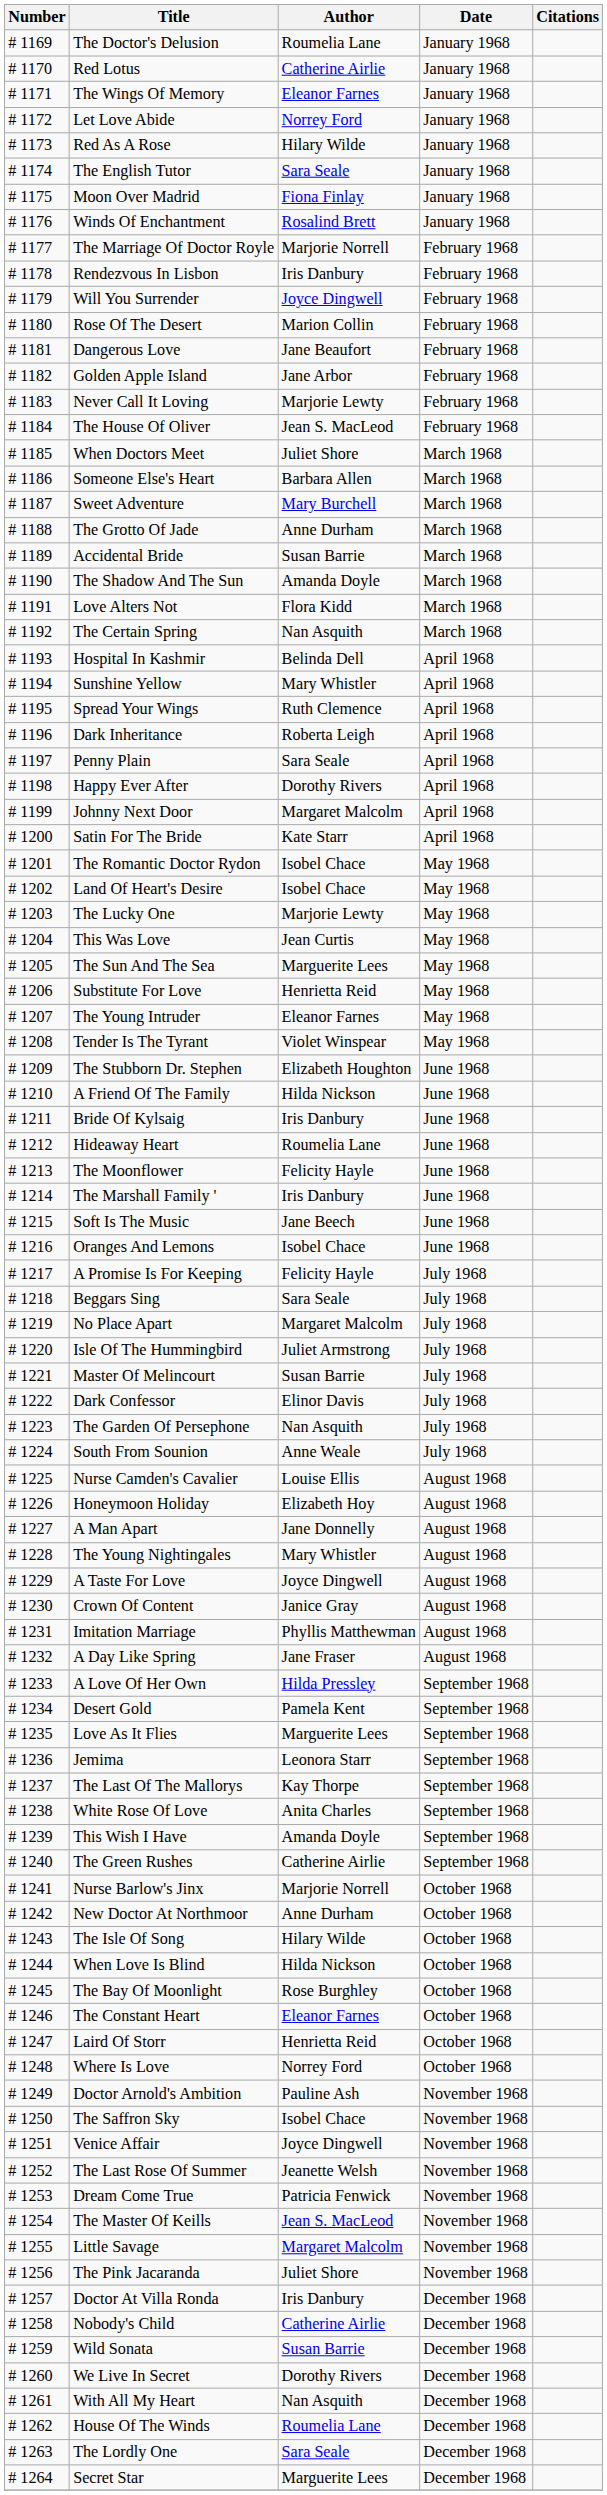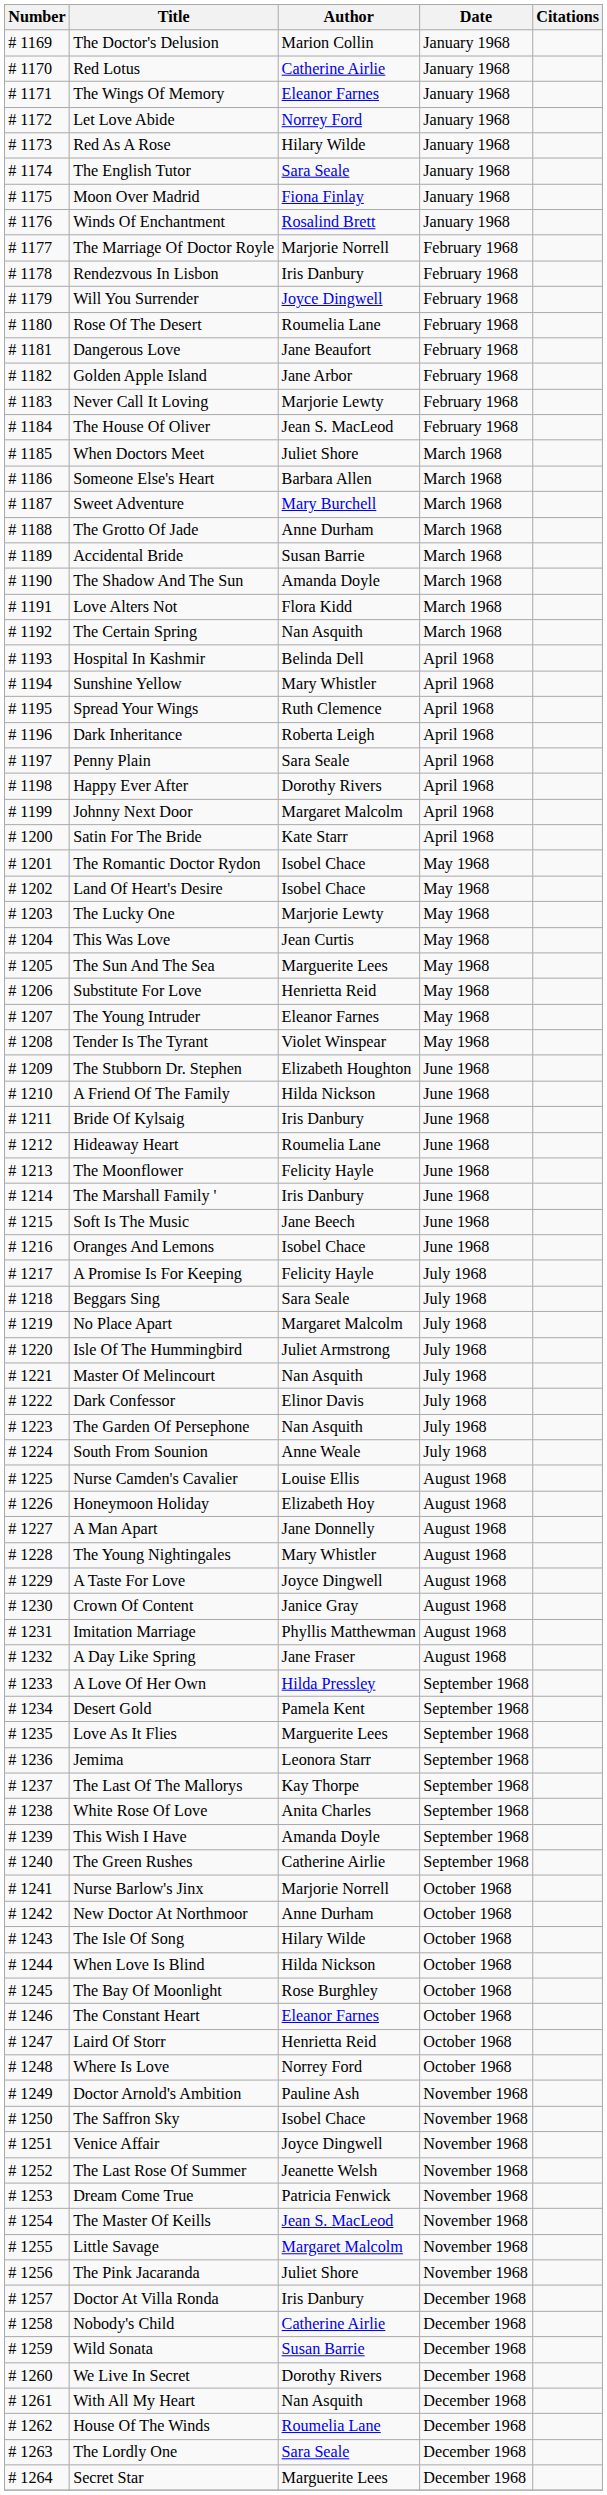(331, 42) Roumelia Lane -> (328, 42) Marion Collin
(328, 324) Marion Collin -> (331, 324) Roumelia Lane
(323, 1375) Susan Barrie -> (322, 1375) Nan Asquith
